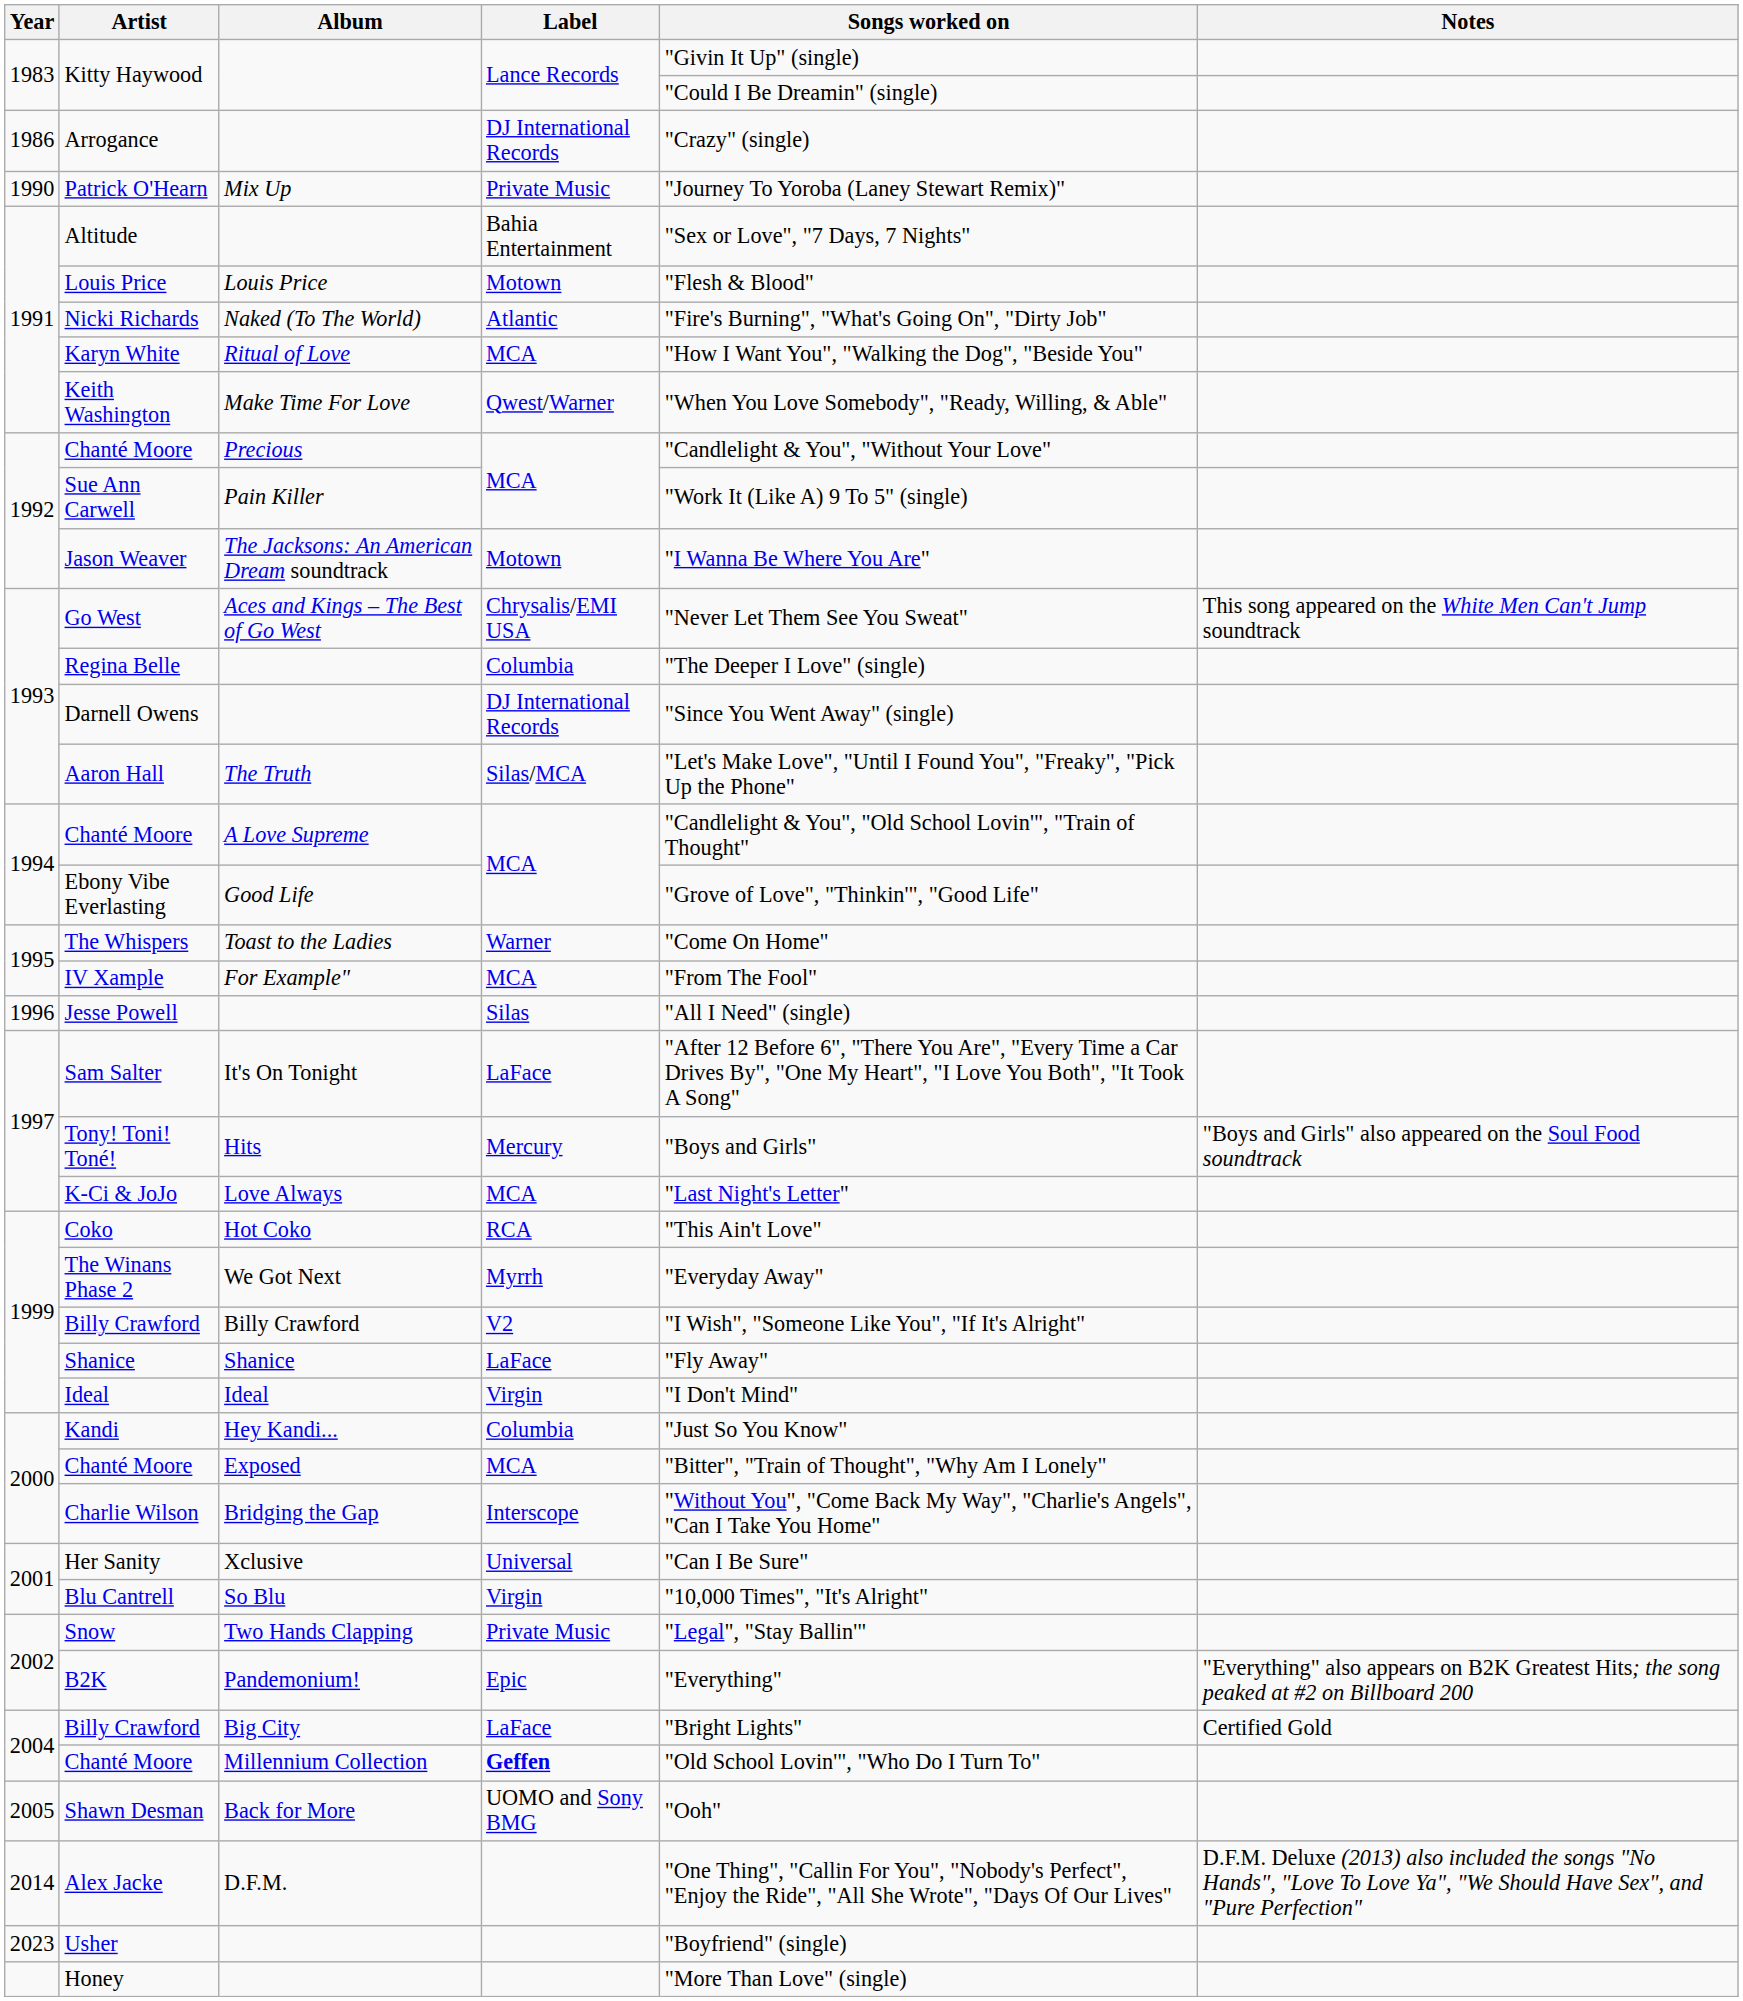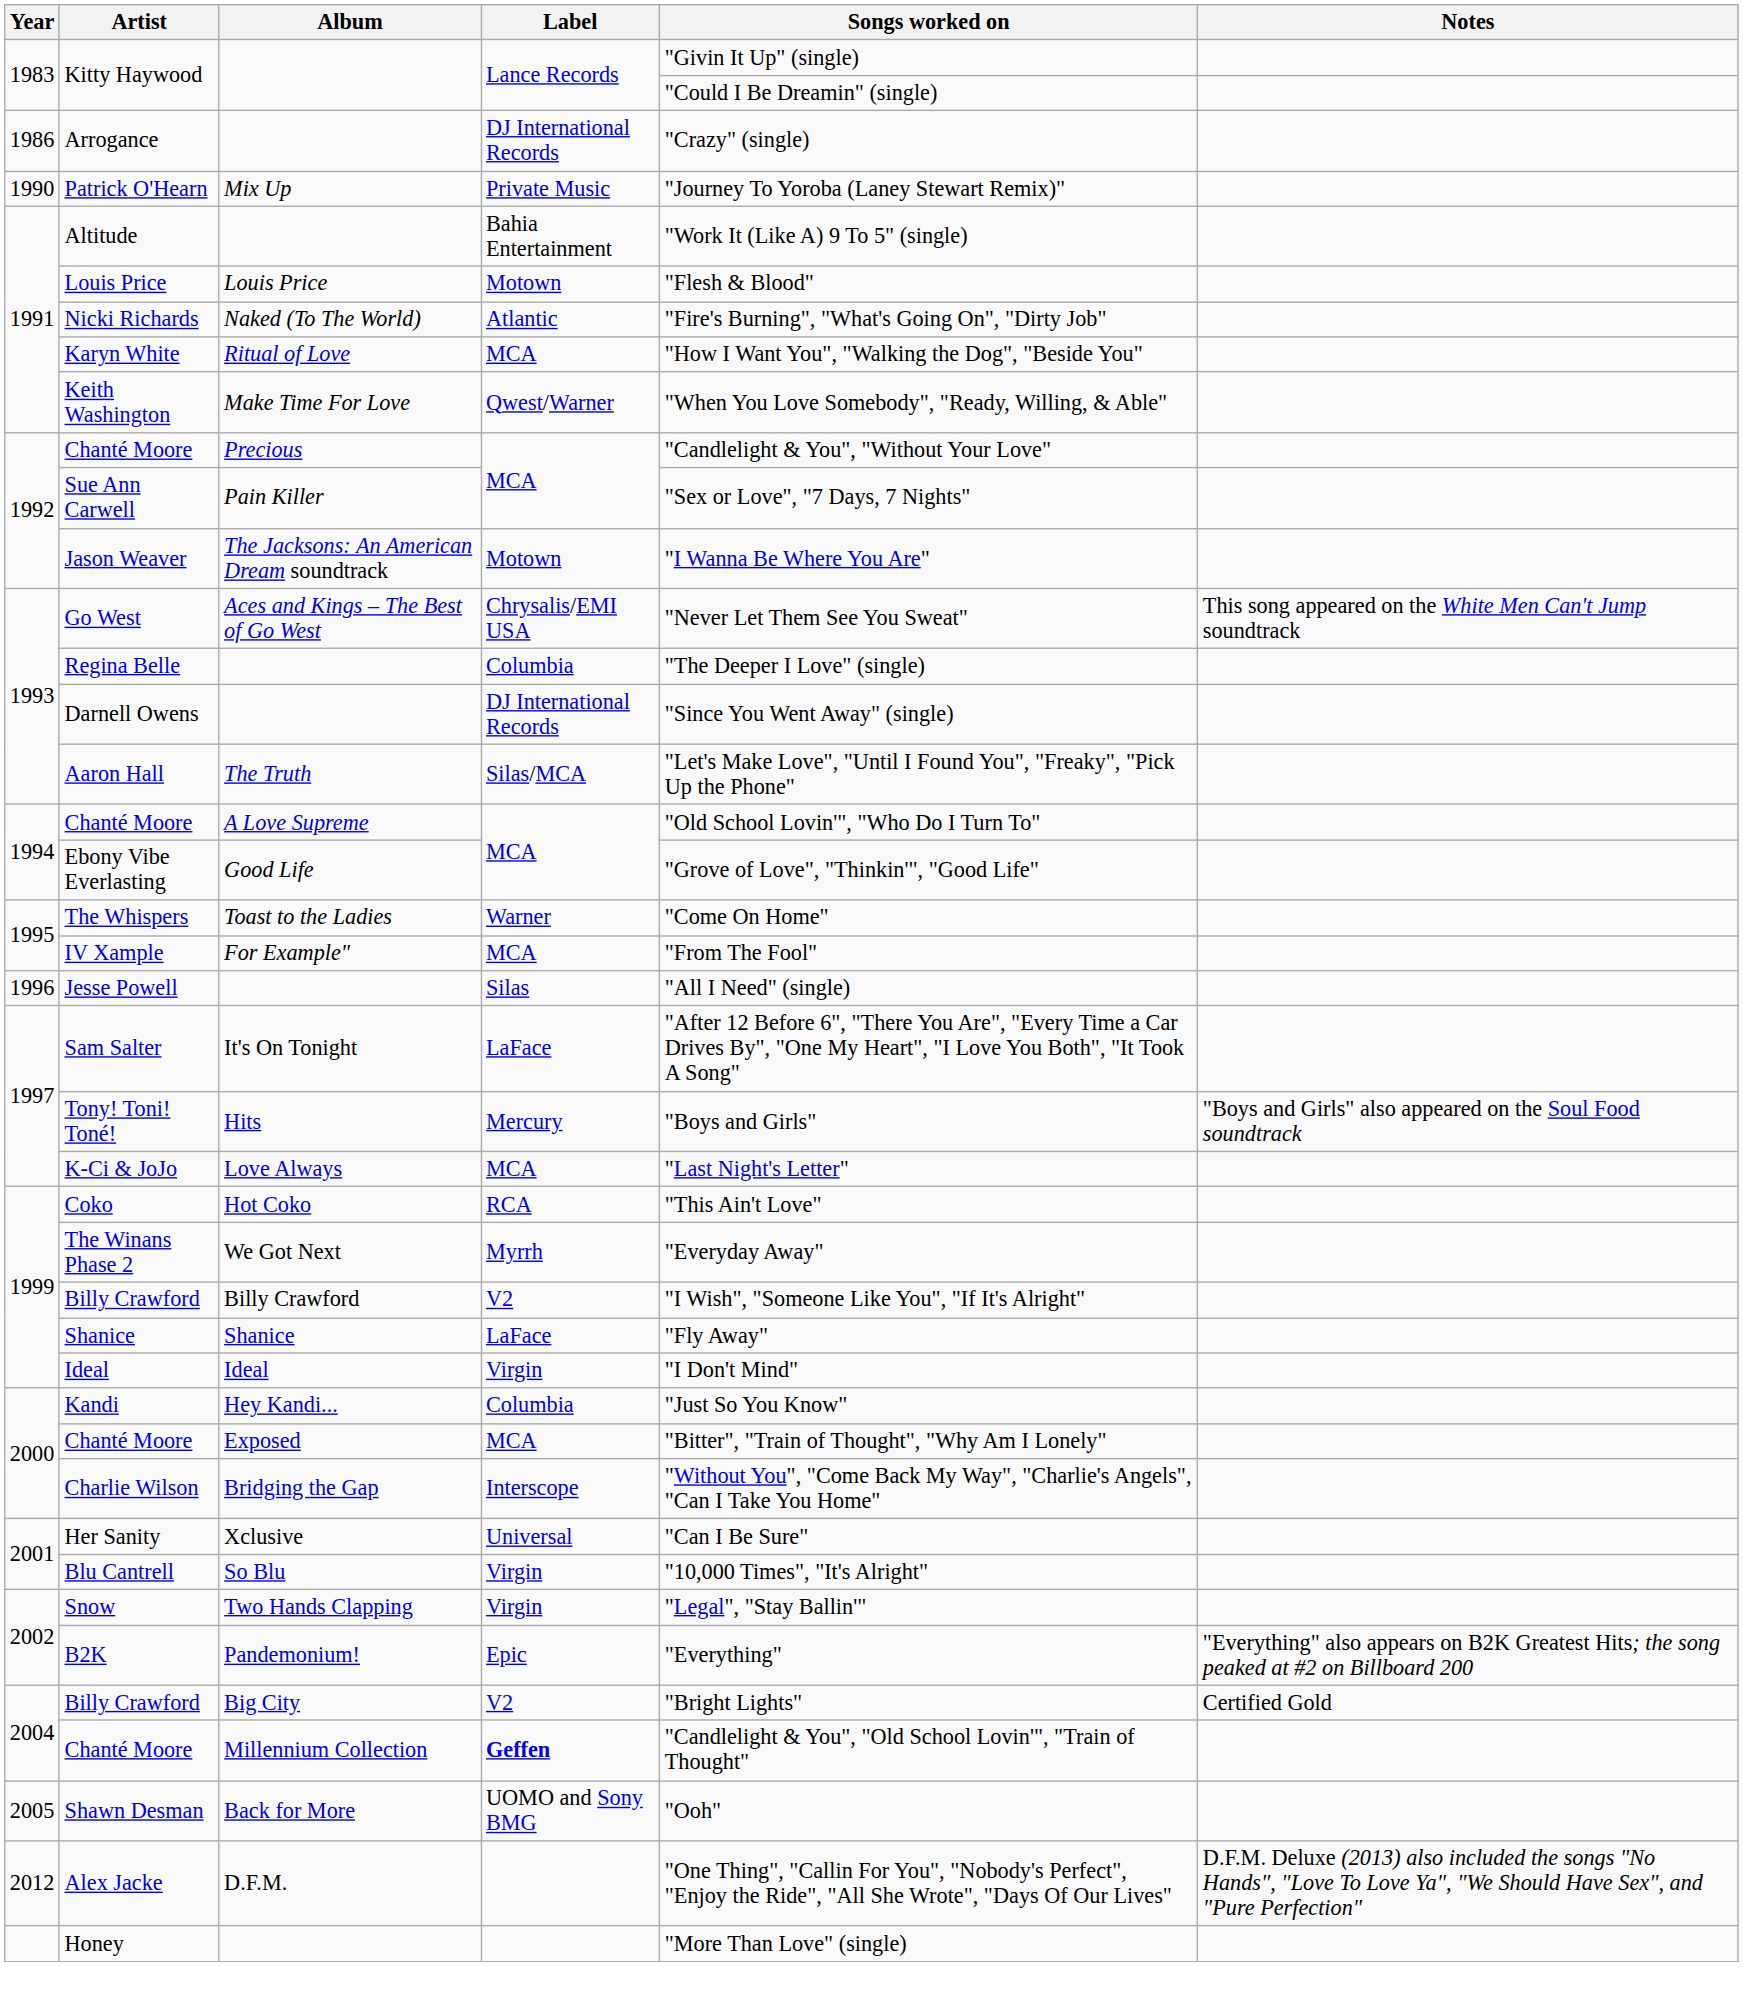(818, 236) "Sex or Love", "7 Days, 7 Nights" -> (816, 236) "Work It (Like A) 9 To 5" (single)
(816, 497) "Work It (Like A) 9 To 5" (single) -> (818, 497) "Sex or Love", "7 Days, 7 Nights"
(900, 834) "Candlelight & You", "Old School Lovin'", "Train of Thought" -> (853, 821) "Old School Lovin'", "Who Do I Turn To"
(548, 1631) Private Music -> (514, 1606) Virgin
(519, 1727) LaFace -> (500, 1702) V2
(853, 1762) "Old School Lovin'", "Who Do I Turn To" -> (900, 1750) "Candlelight & You", "Old School Lovin'", "Train of Thought"
(32, 1883) 2014 -> (32, 1883) 2012
- row: (91, 1943)
